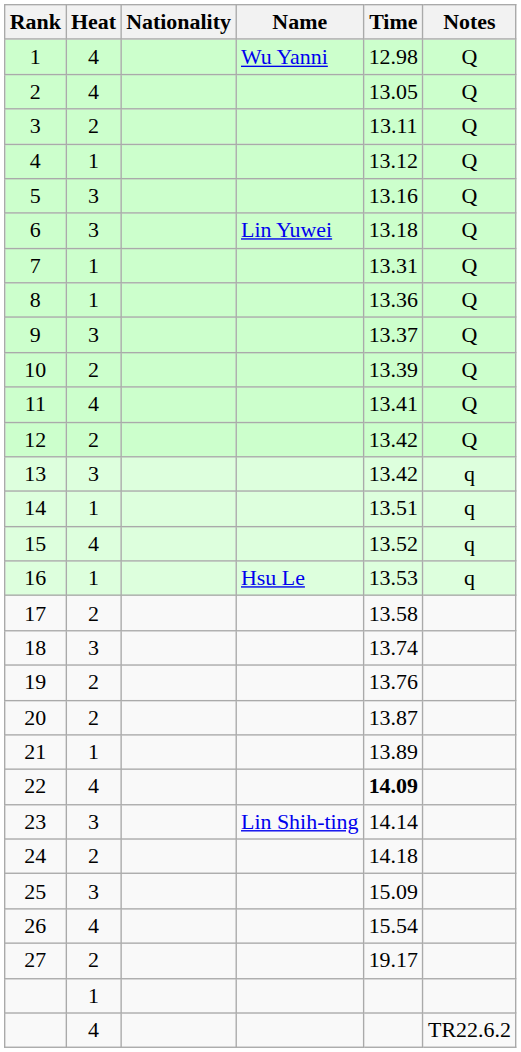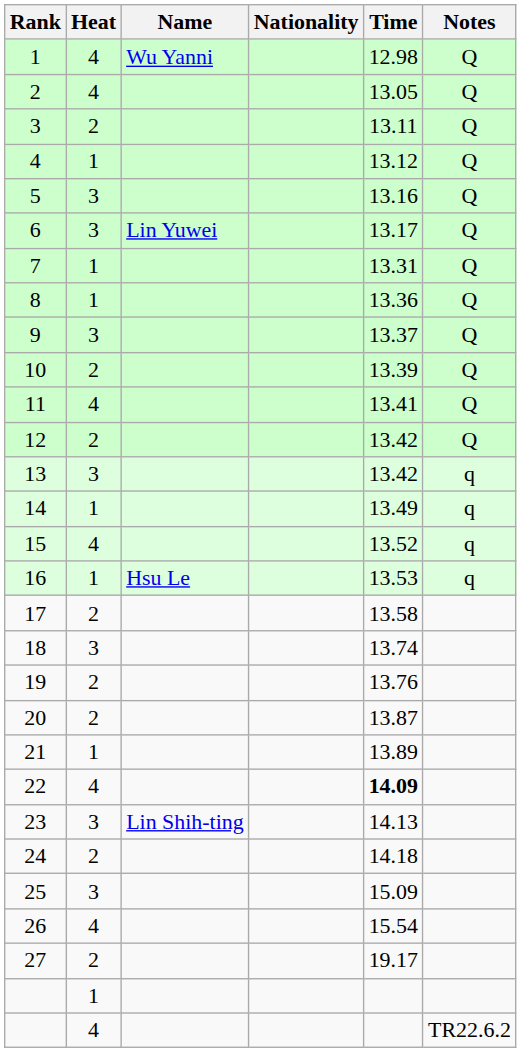columns swapped: (300, 21) <-> (179, 21)
(393, 230) 13.18 -> (393, 230) 13.17
(393, 508) 13.51 -> (393, 508) 13.49
(393, 821) 14.14 -> (393, 821) 14.13
